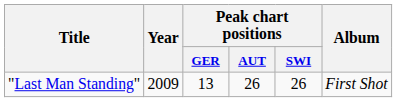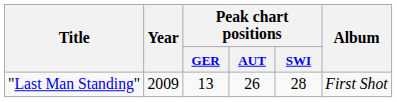(299, 84) 26 -> (299, 84) 28
